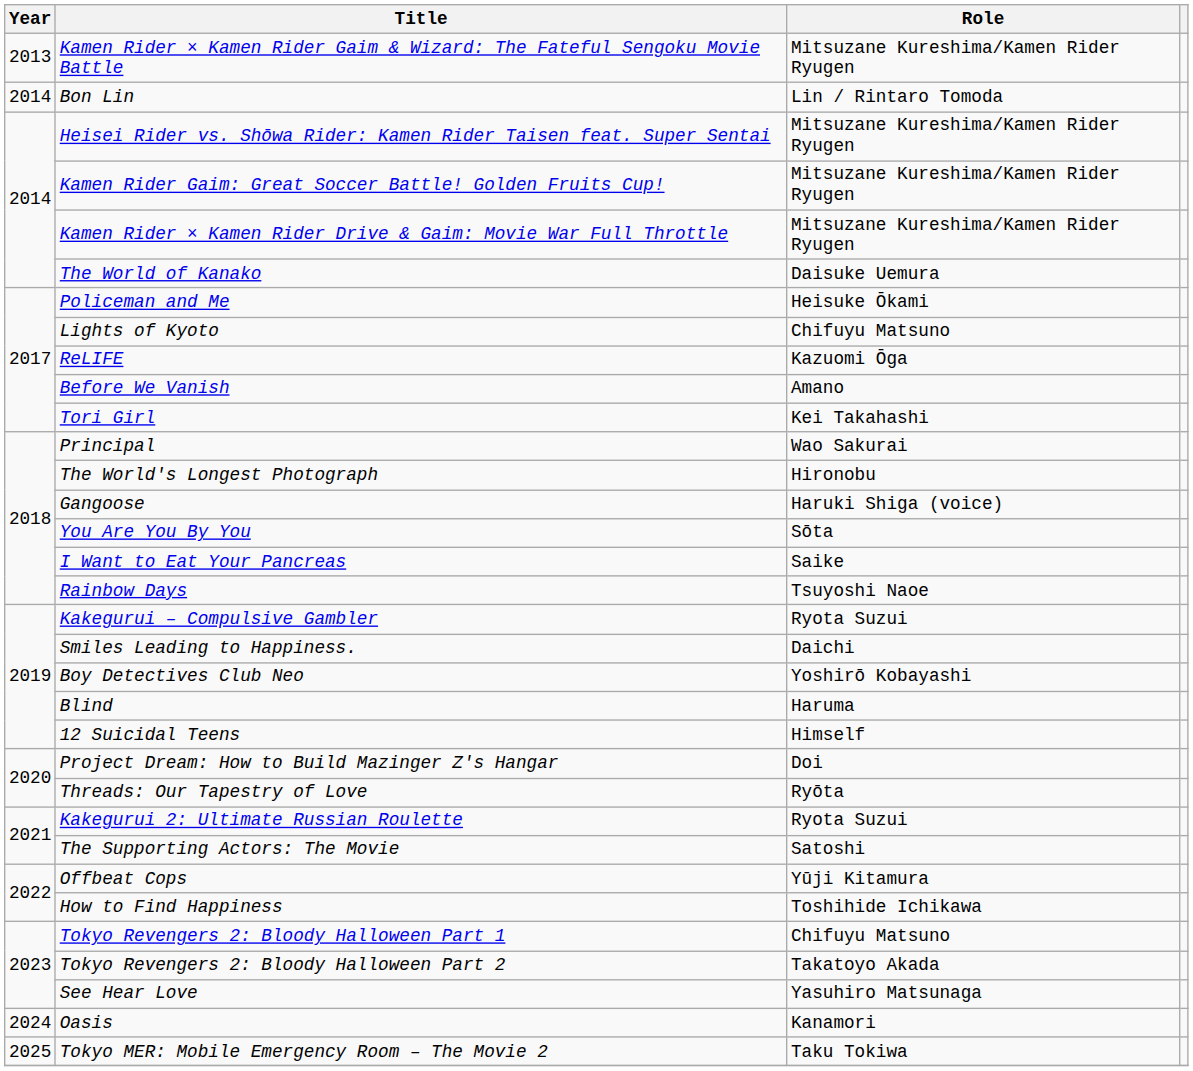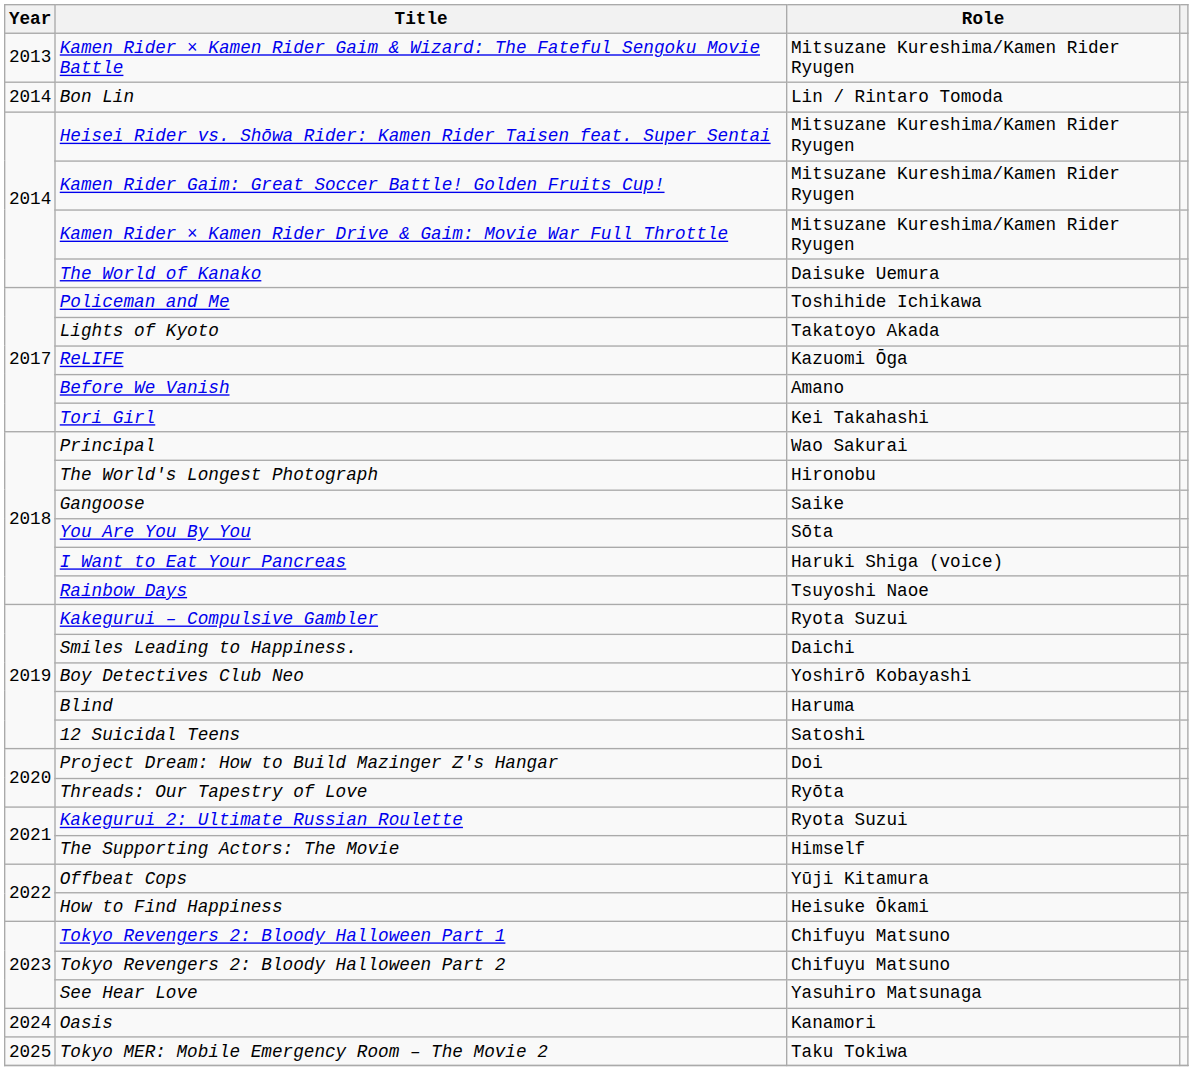(860, 302) Heisuke Ōkami -> (886, 302) Toshihide Ichikawa
(871, 331) Chifuyu Matsuno -> (865, 331) Takatoyo Akada
(897, 504) Haruki Shiga (voice) -> (817, 504) Saike
(817, 562) Saike -> (897, 562) Haruki Shiga (voice)
(828, 735) Himself -> (828, 735) Satoshi
(828, 850) Satoshi -> (828, 850) Himself
(886, 908) Toshihide Ichikawa -> (860, 908) Heisuke Ōkami
(865, 965) Takatoyo Akada -> (871, 965) Chifuyu Matsuno
